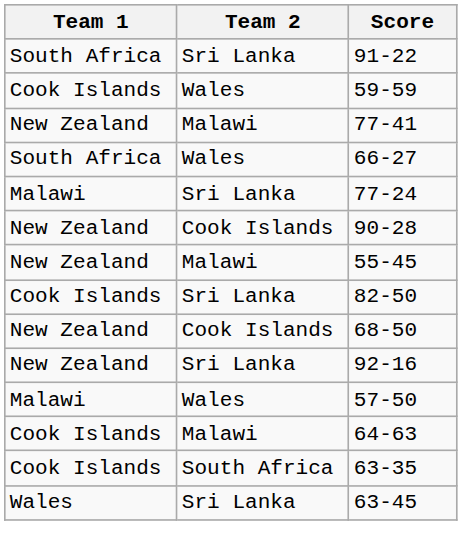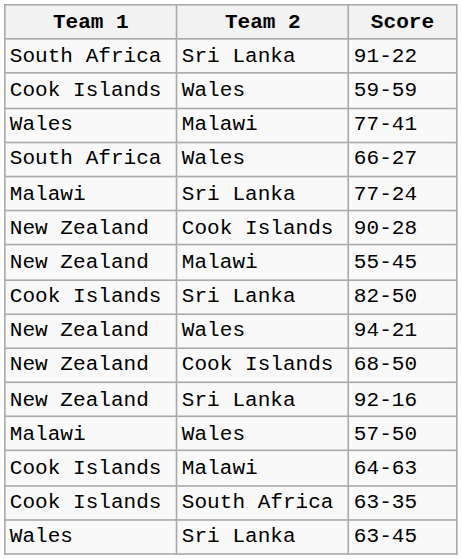(79, 125) New Zealand -> (41, 125) Wales
+ row: (385, 331)
